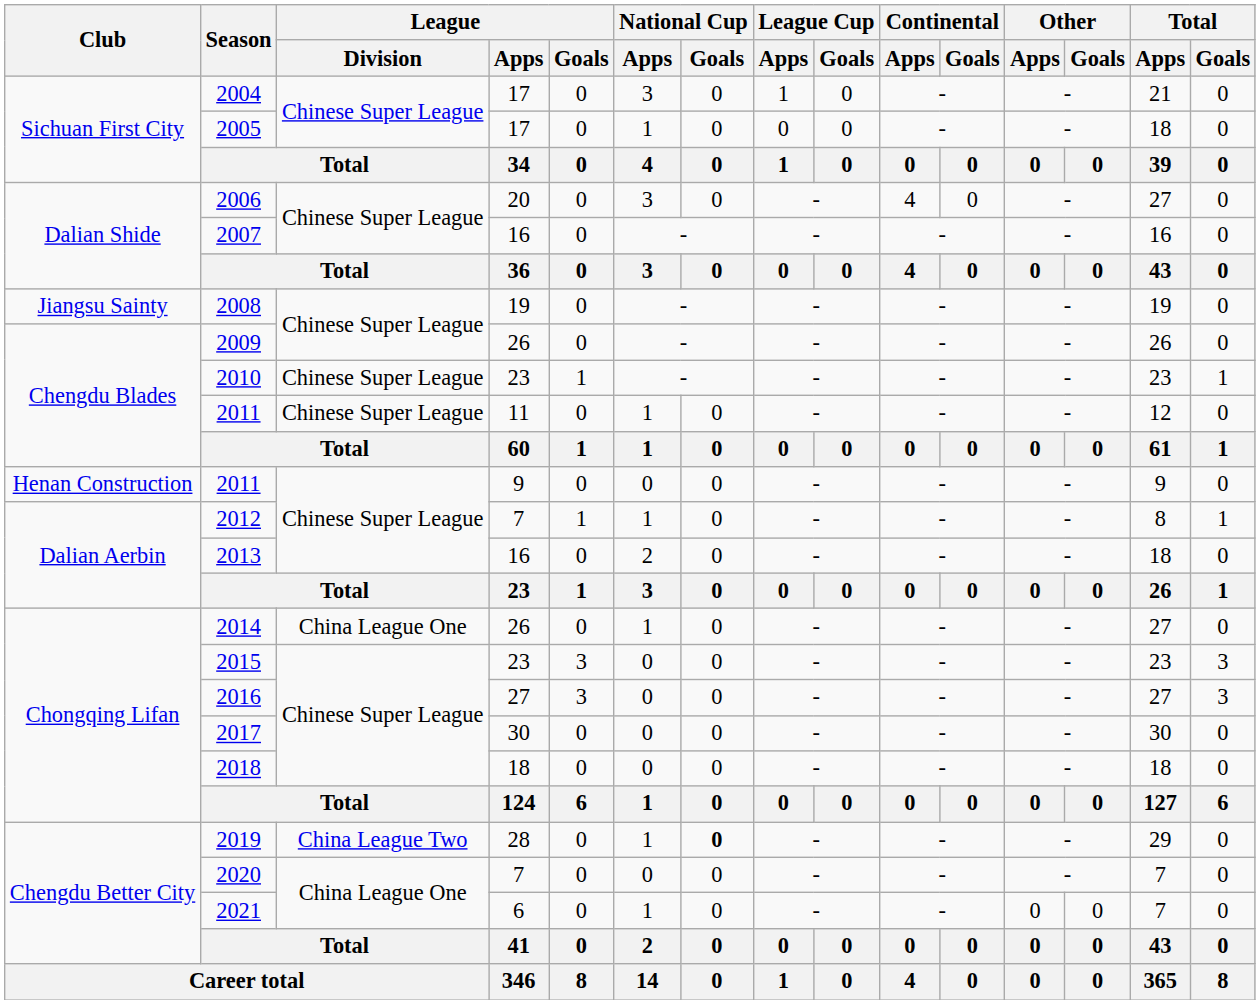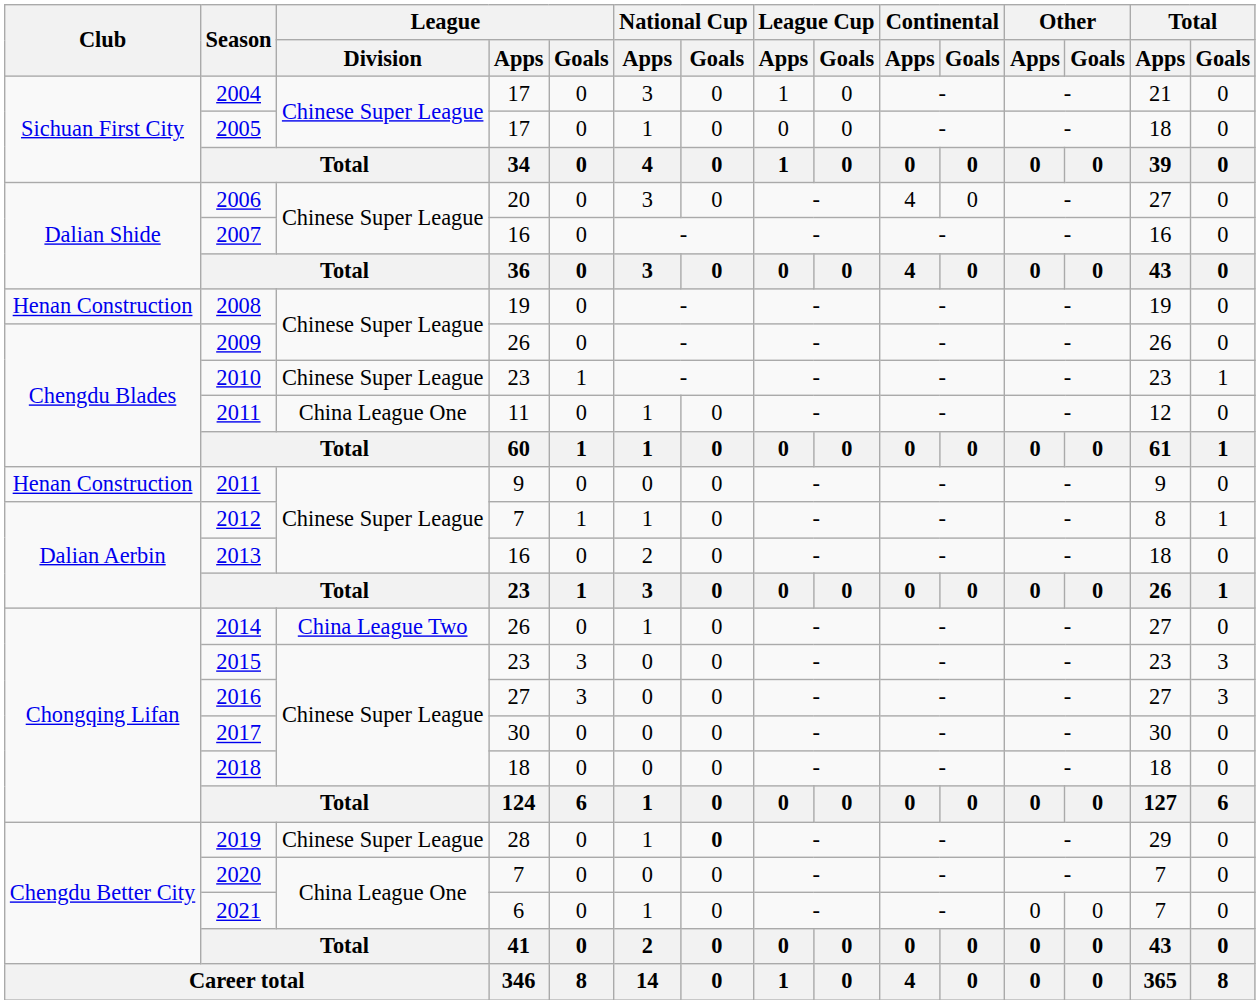(103, 306) Jiangsu Sainty -> (103, 306) Henan Construction
(383, 413) Chinese Super League -> (383, 413) China League One
(383, 626) China League One -> (383, 626) China League Two
(383, 839) China League Two -> (383, 839) Chinese Super League
